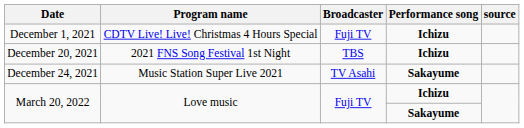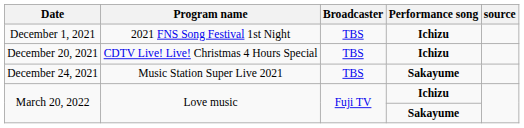(211, 34) CDTV Live! Live! Christmas 4 Hours Special -> (211, 34) 2021 FNS Song Festival 1st Night
(353, 34) Fuji TV -> (353, 34) TBS
(211, 53) 2021 FNS Song Festival 1st Night -> (211, 53) CDTV Live! Live! Christmas 4 Hours Special
(353, 73) TV Asahi -> (353, 73) TBS
